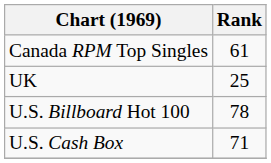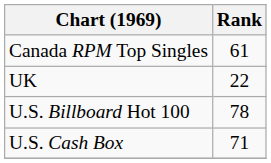(239, 81) 25 -> (239, 81) 22
